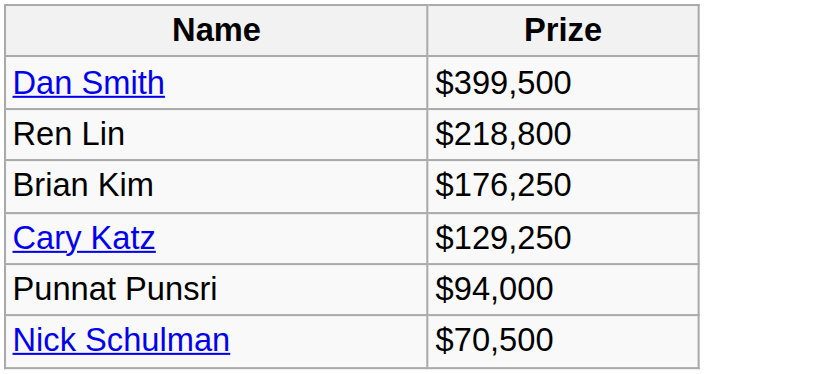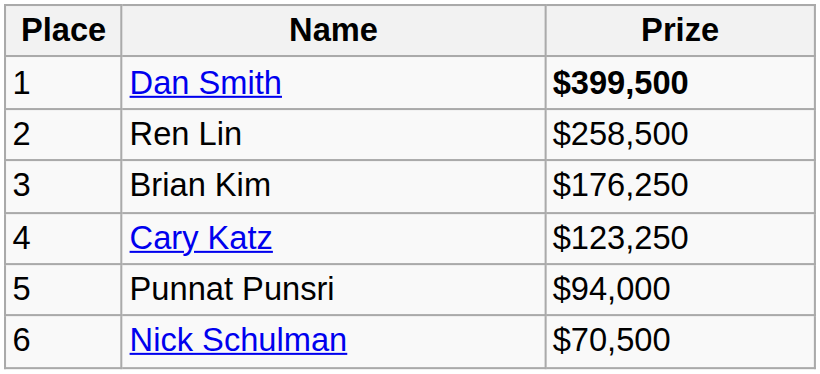+ column: (64, 30)
(504, 82) normal -> (621, 82) bold
(504, 133) $218,800 -> (621, 133) $258,500
(504, 237) $129,250 -> (621, 237) $123,250
